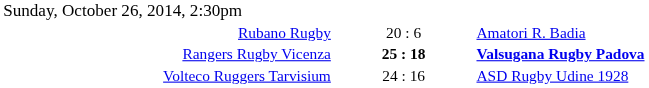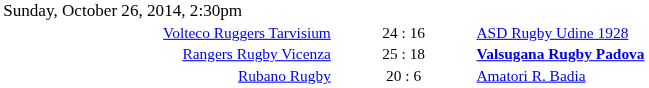rows swapped: (284, 32) <-> (247, 75)
(404, 54) bold -> (404, 54) normal
